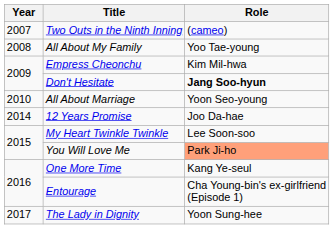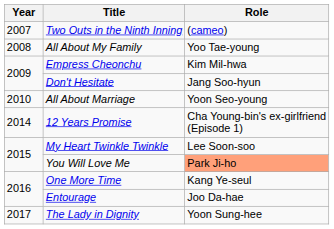(227, 82) bold -> (224, 82) normal
(215, 116) Joo Da-hae -> (257, 122) Cha Young-bin's ex-girlfriend (Episode 1)
(257, 191) Cha Young-bin's ex-girlfriend (Episode 1) -> (215, 197) Joo Da-hae
